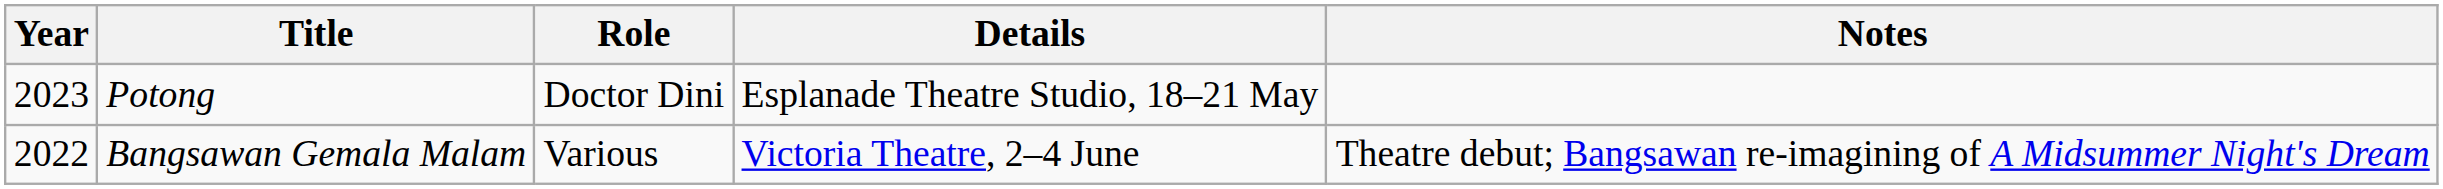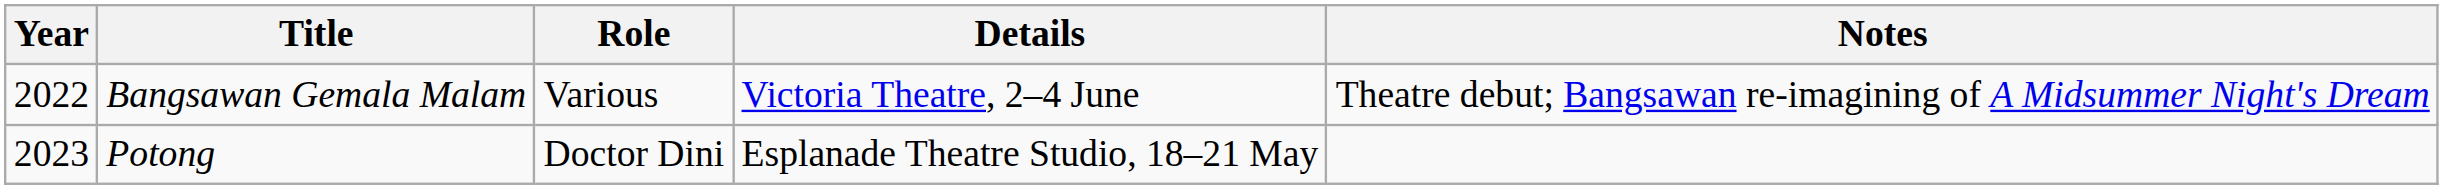rows swapped: (316, 153) <-> (161, 93)
